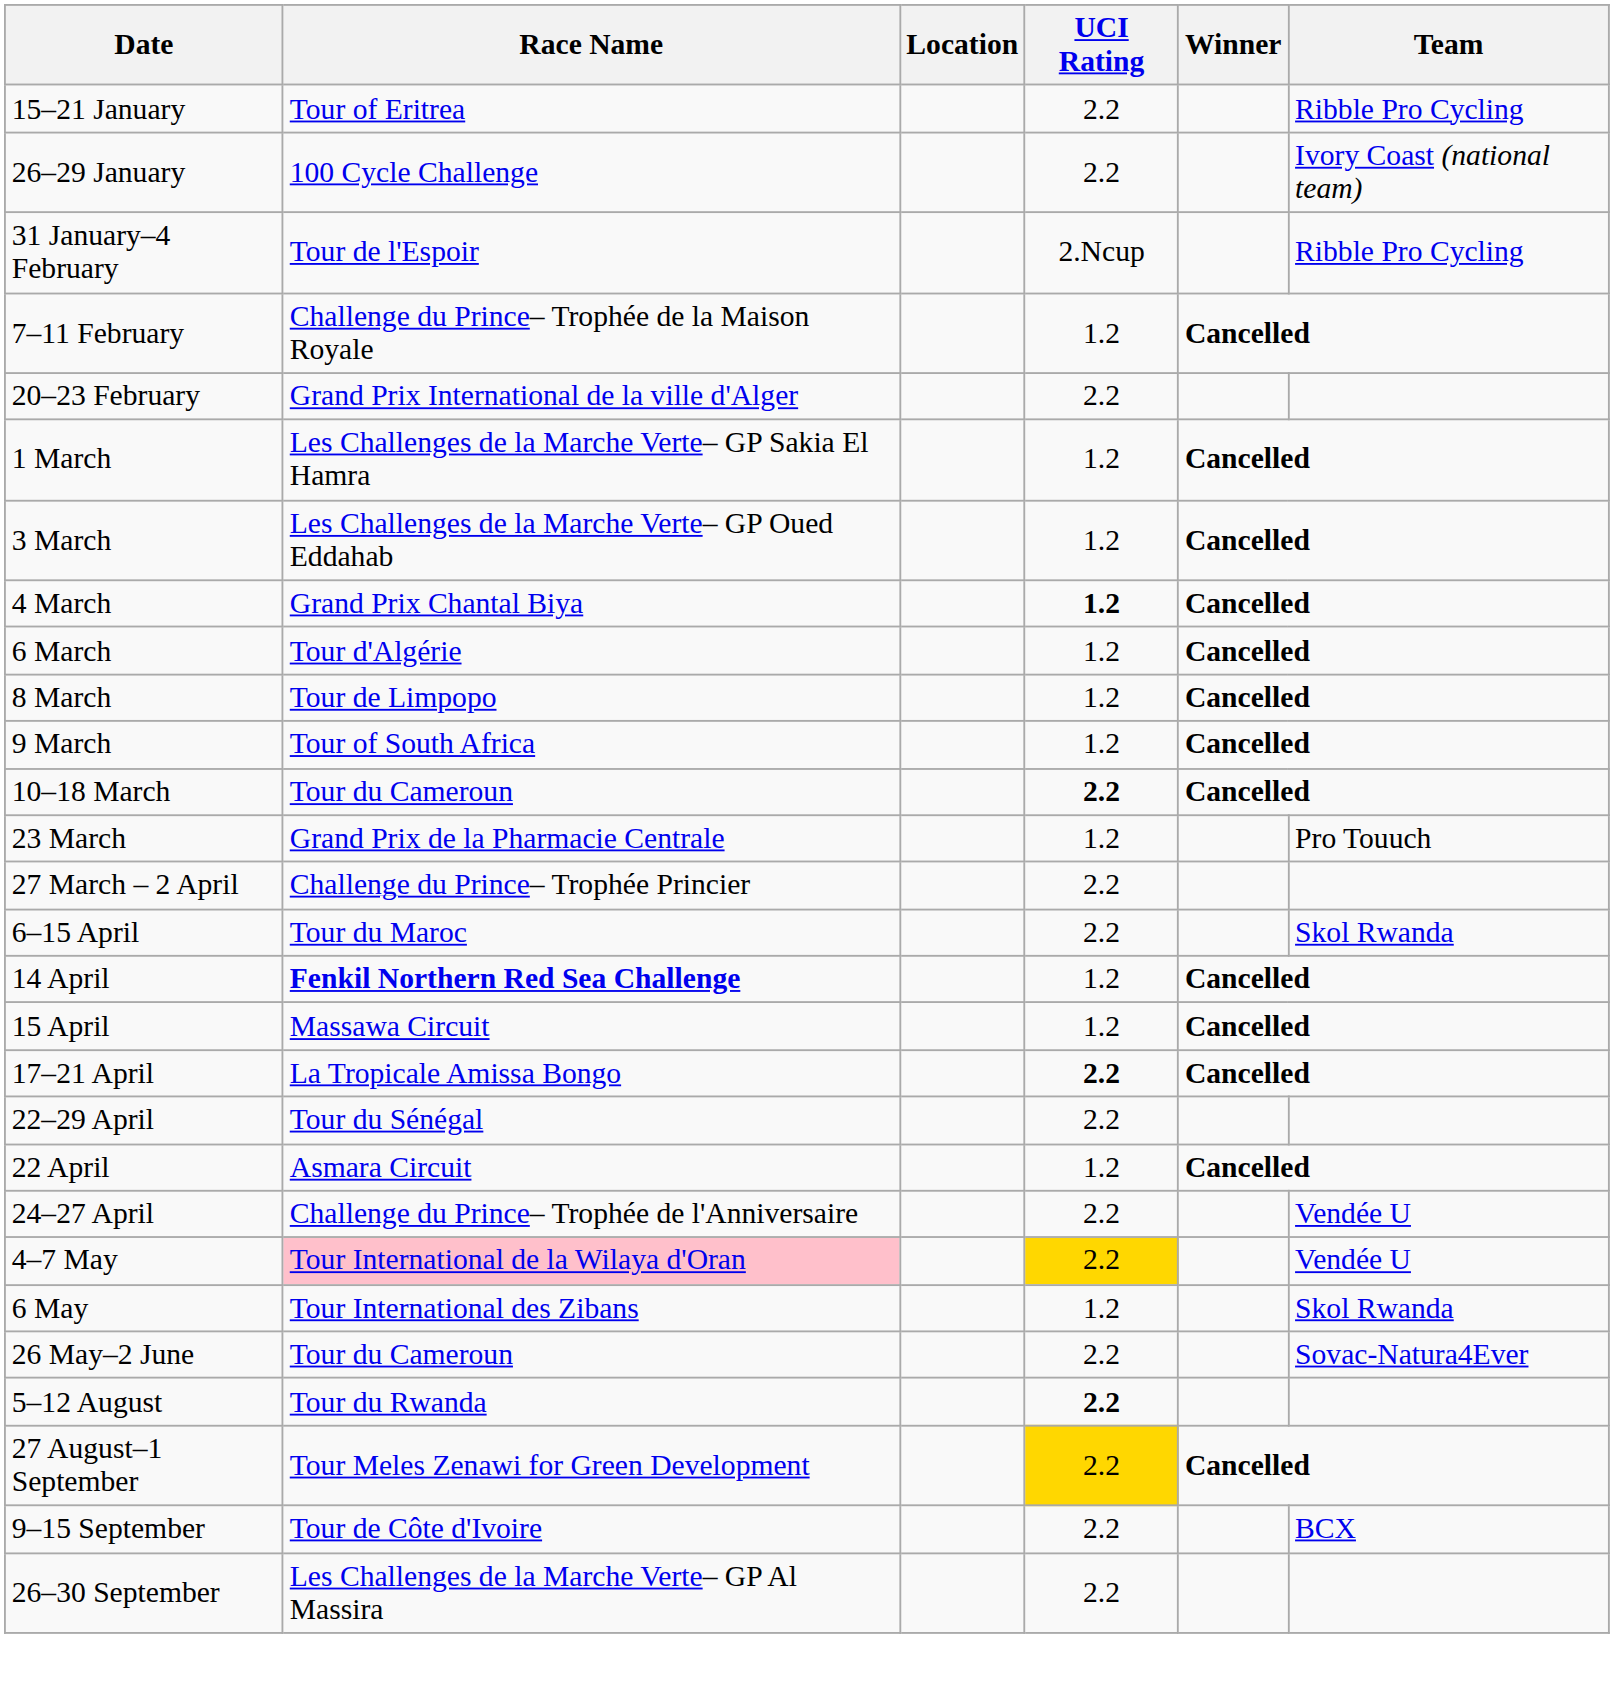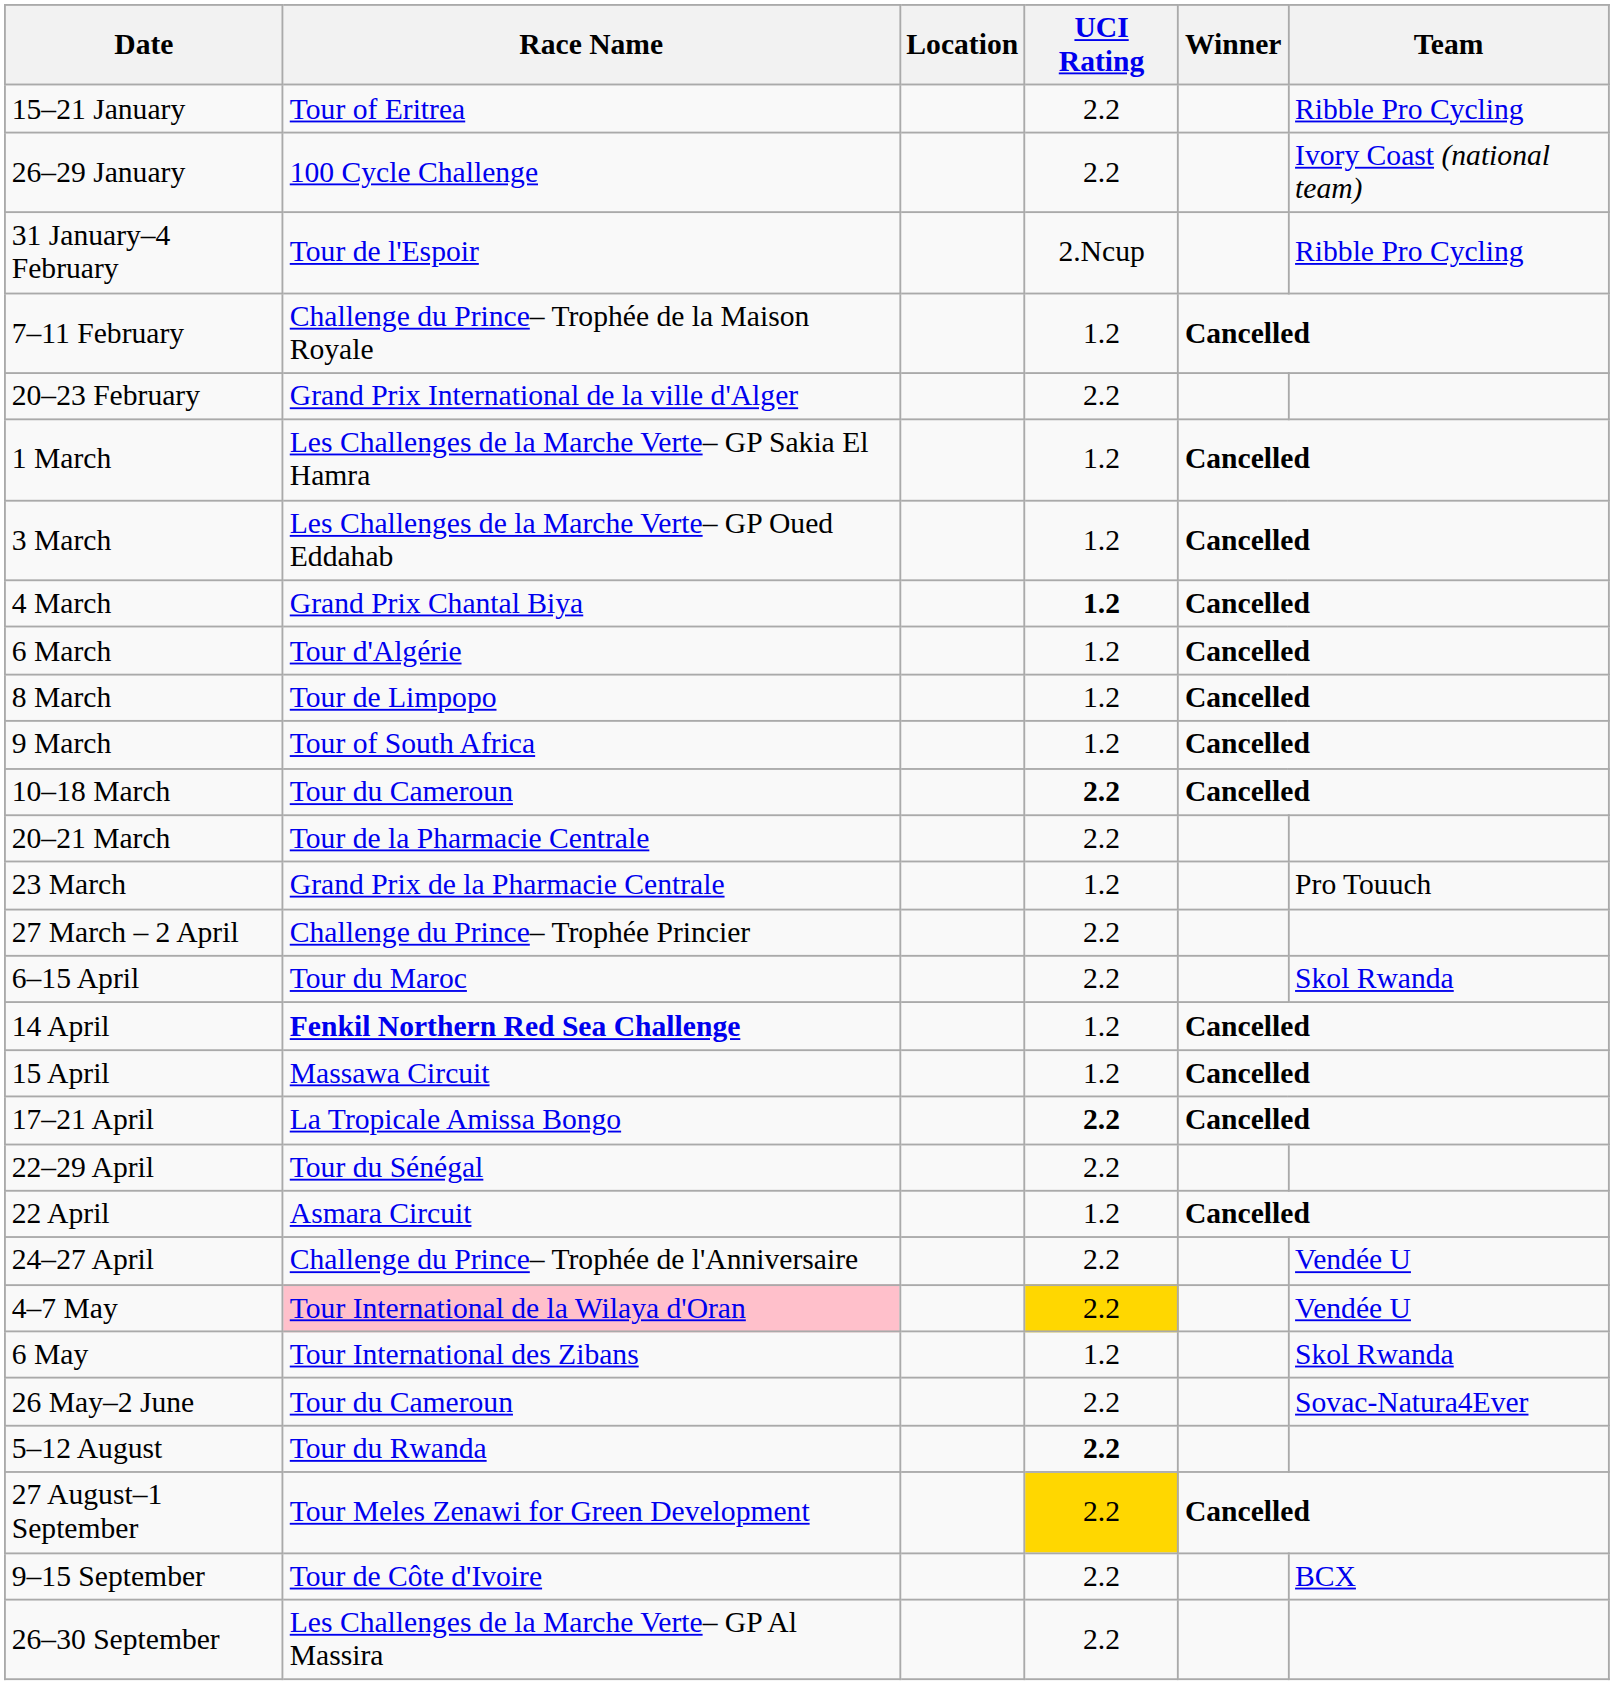+ row: (91, 838)
